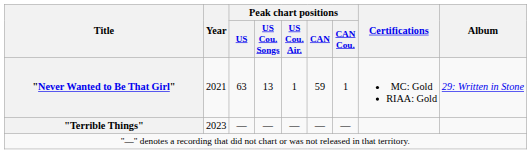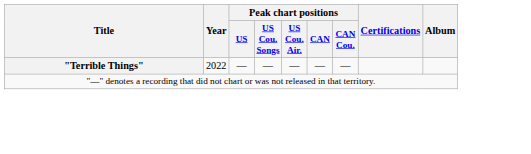- row: (104, 87)
(216, 125) 2023 -> (216, 65) 2022
